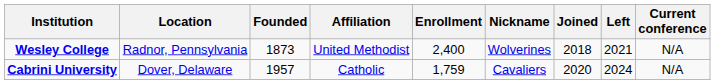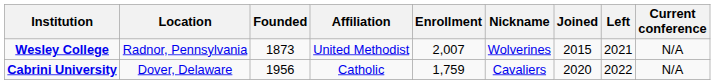(449, 49) 2,400 -> (449, 49) 2,007
(577, 49) 2018 -> (577, 49) 2015
(280, 69) 1957 -> (280, 69) 1956
(618, 69) 2024 -> (618, 69) 2022
